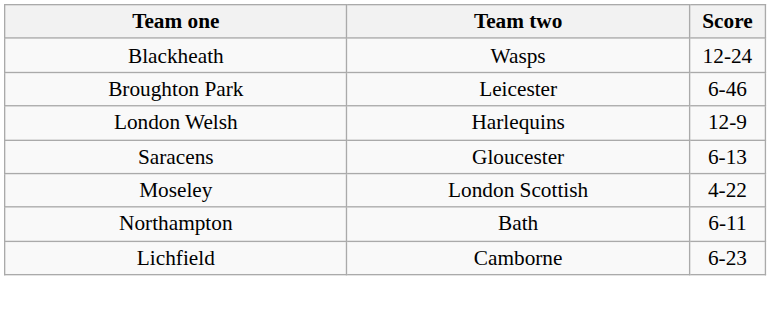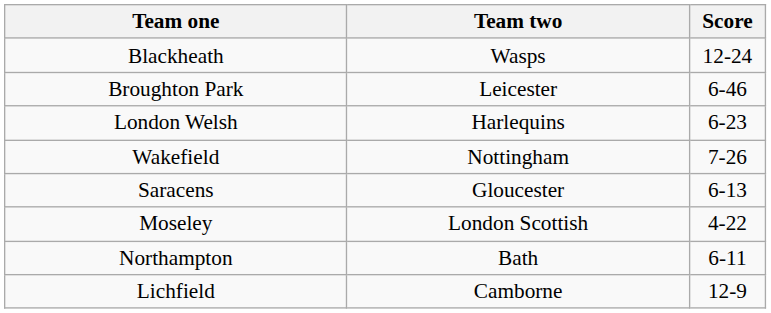(727, 122) 12-9 -> (727, 122) 6-23
+ row: (176, 156)
(727, 257) 6-23 -> (727, 291) 12-9
